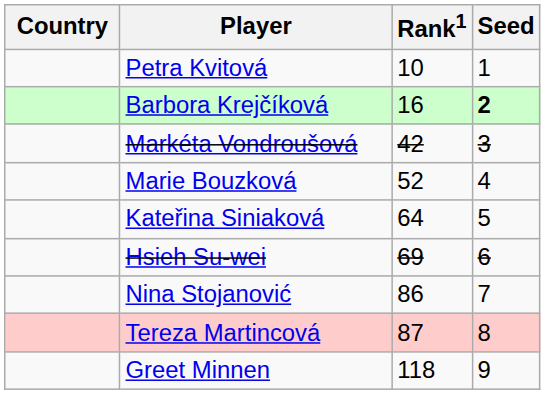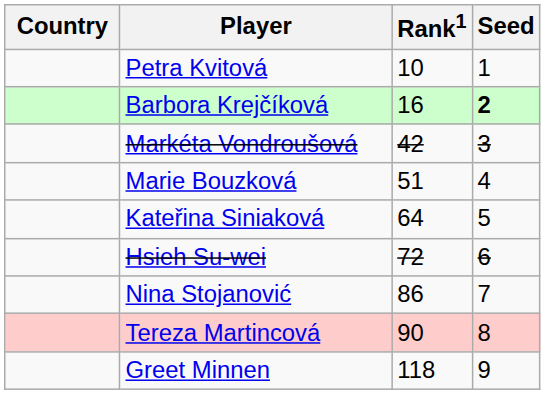(411, 181) 52 -> (411, 181) 51
(411, 256) 69 -> (411, 256) 72
(411, 332) 87 -> (411, 332) 90
